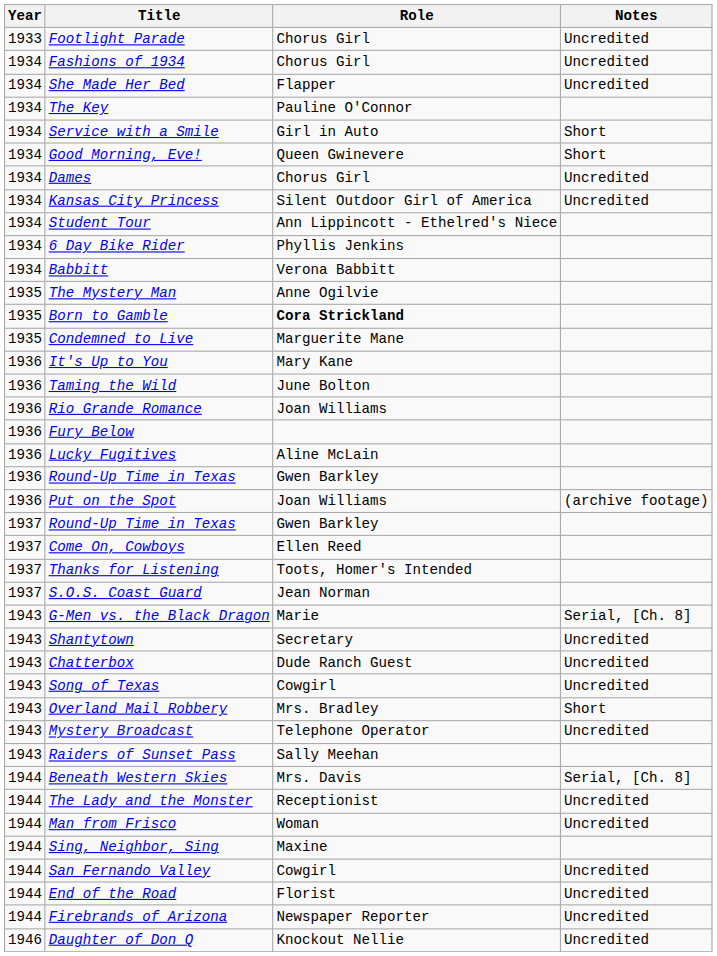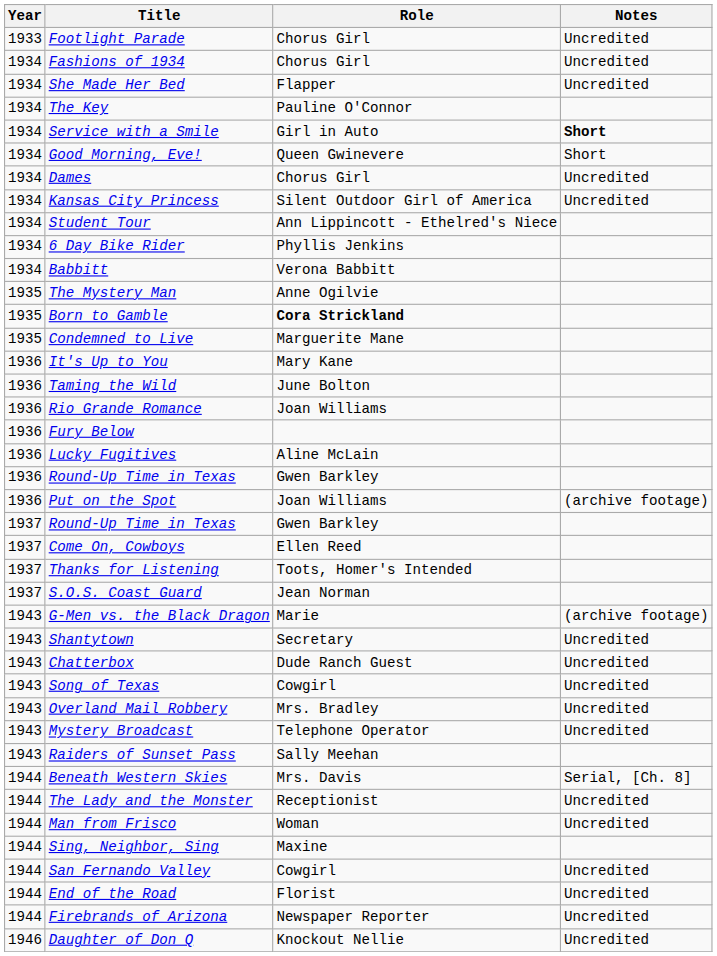(585, 132) normal -> (585, 132) bold
(628, 617) Serial, [Ch. 8] -> (636, 617) (archive footage)
(585, 709) Short -> (606, 709) Uncredited
